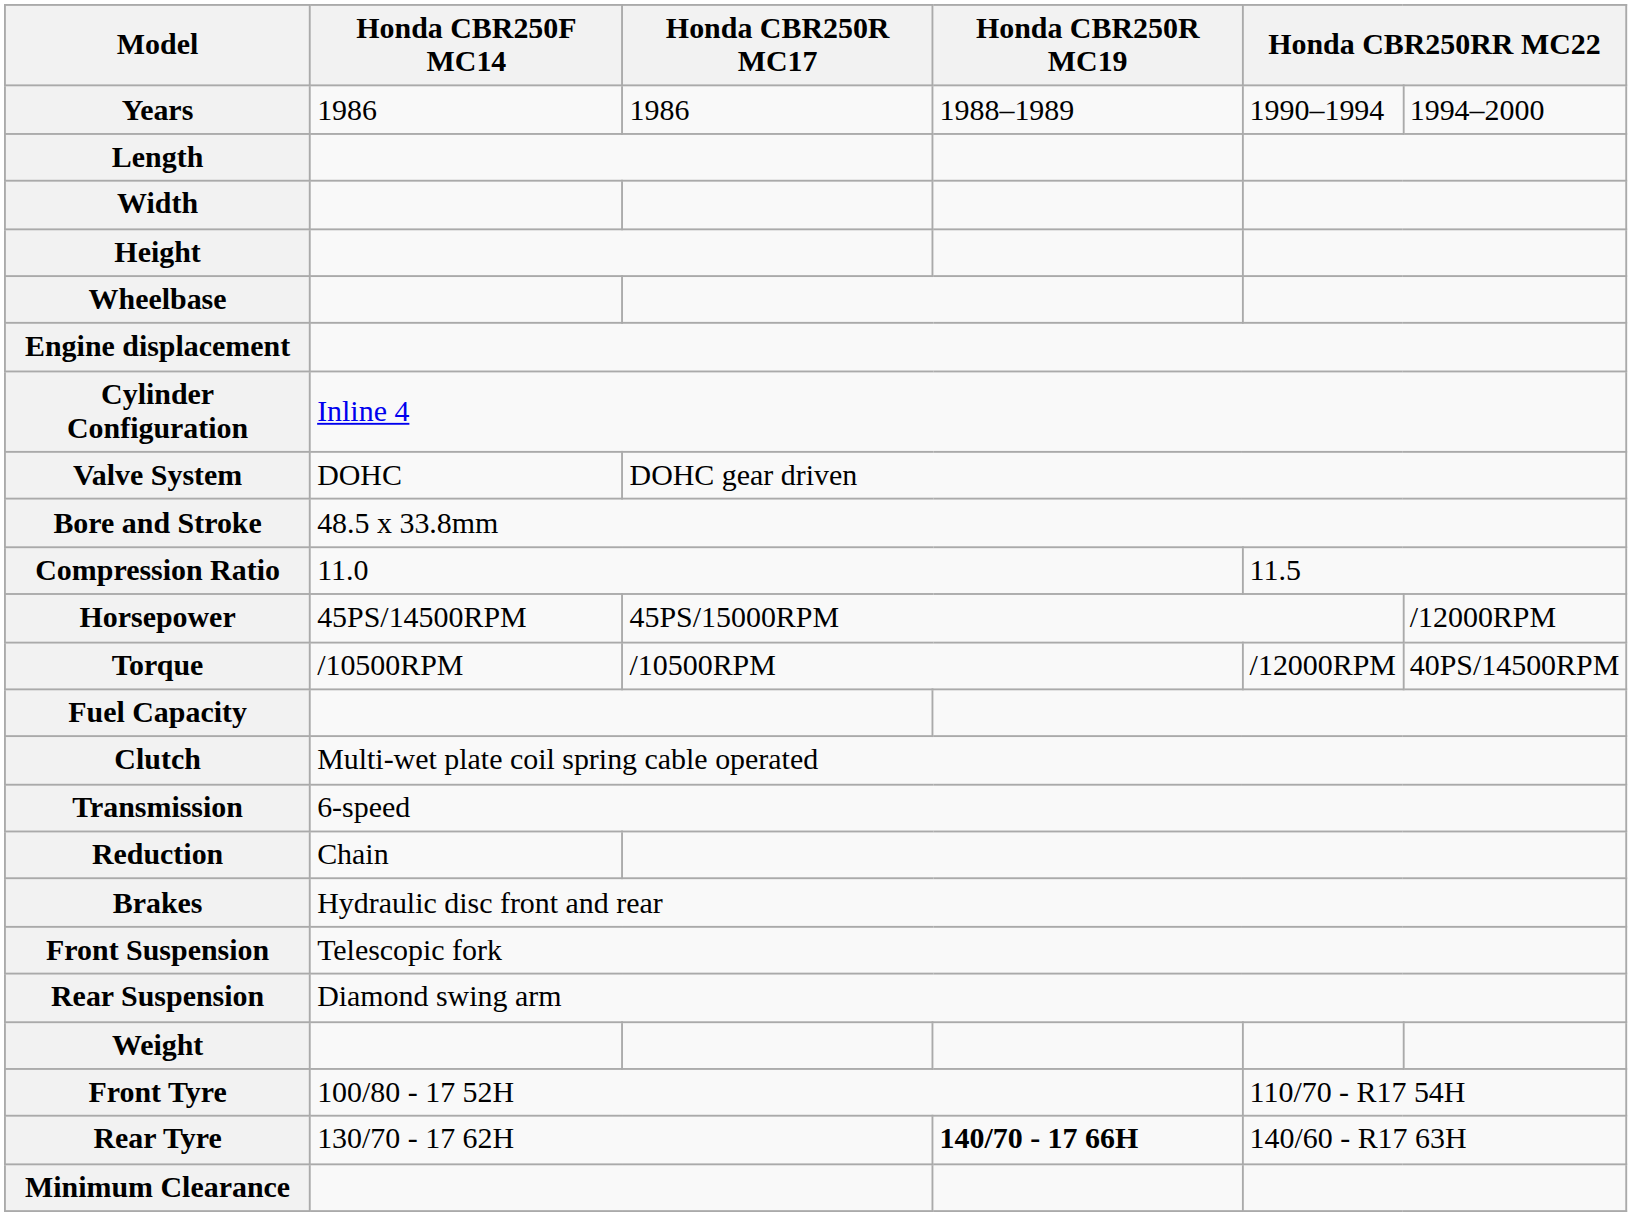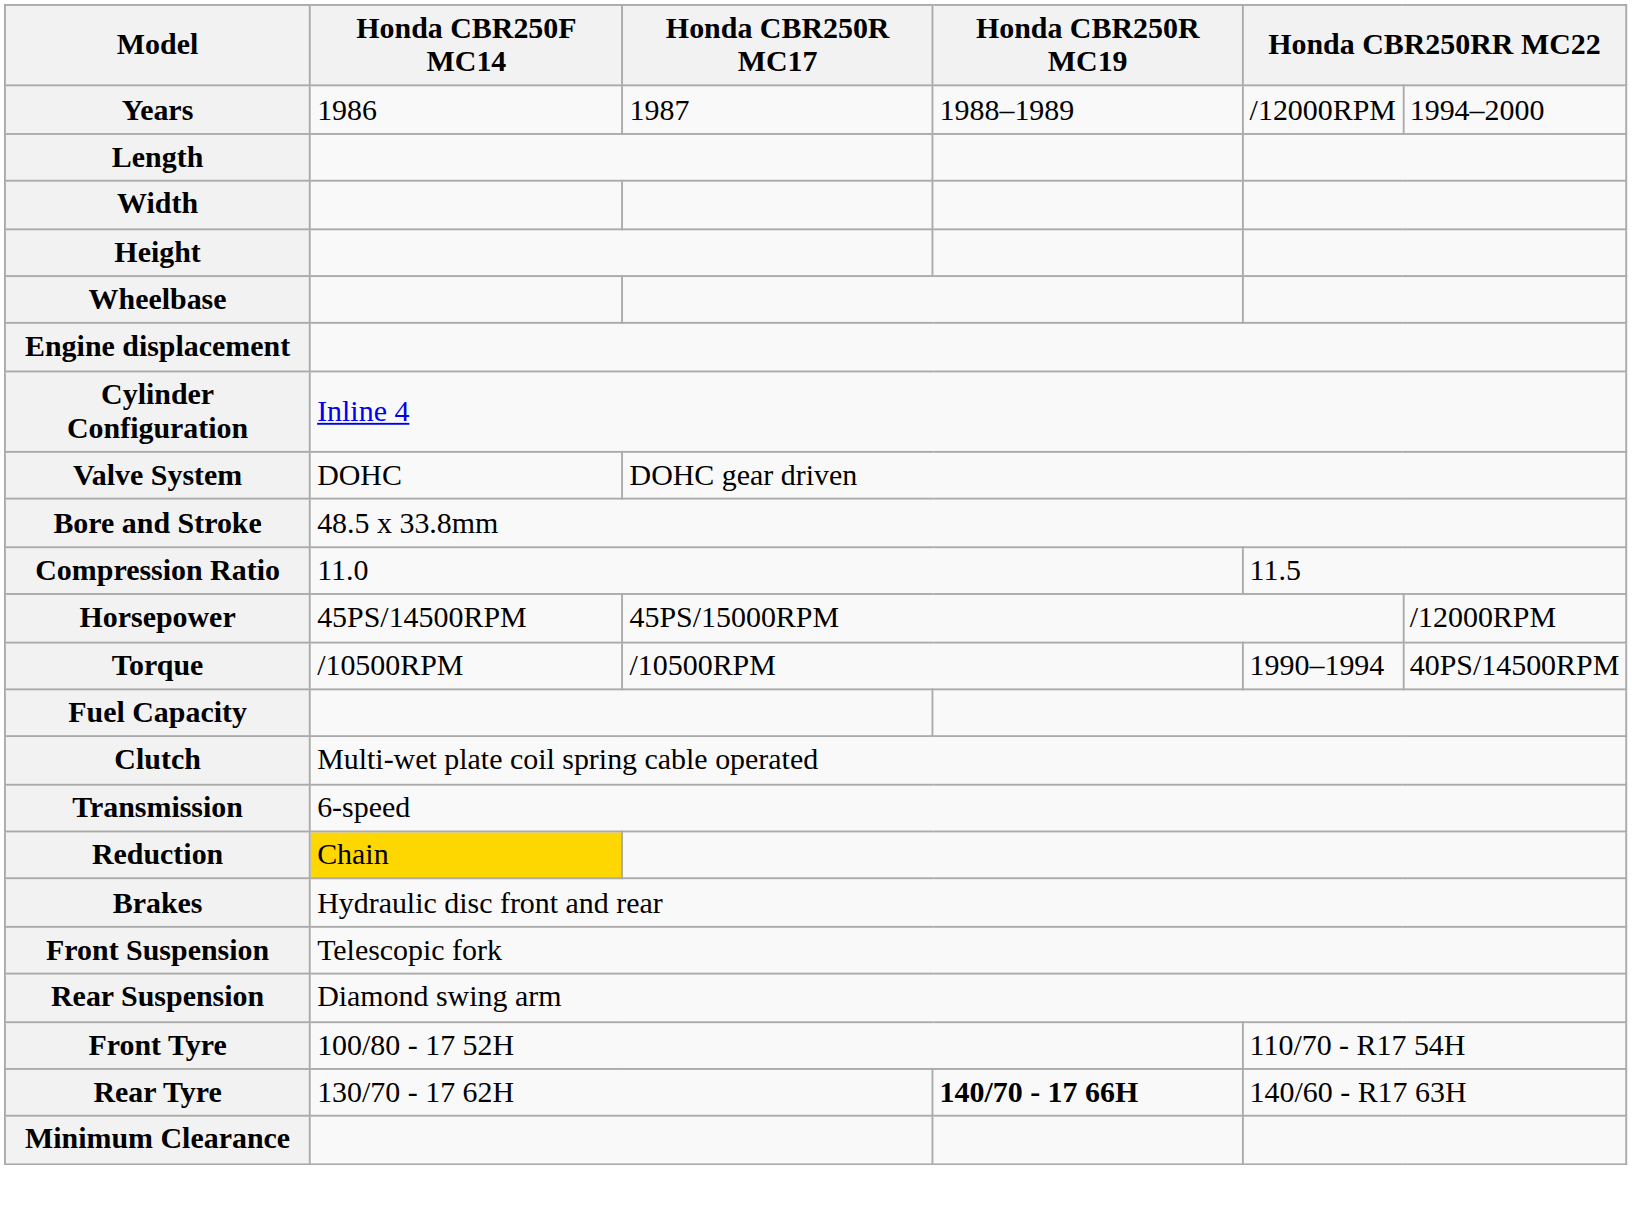(659, 109) 1986 -> (659, 109) 1987
(1317, 109) 1990–1994 -> (1323, 109) /12000RPM
(1323, 664) /12000RPM -> (1317, 664) 1990–1994
(353, 854) no background -> (353, 854) gold background
- row: (158, 1044)
